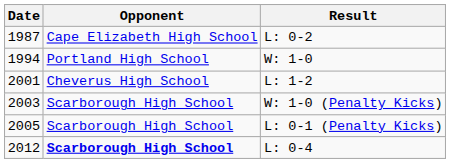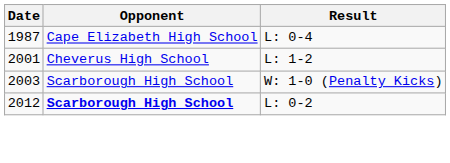(288, 38) L: 0-2 -> (288, 38) L: 0-4
- row: (24, 60)
- row: (24, 126)
(288, 148) L: 0-4 -> (288, 104) L: 0-2
